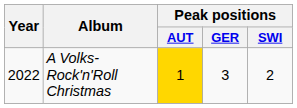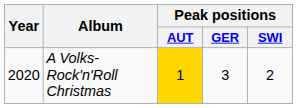(24, 75) 2022 -> (24, 75) 2020
